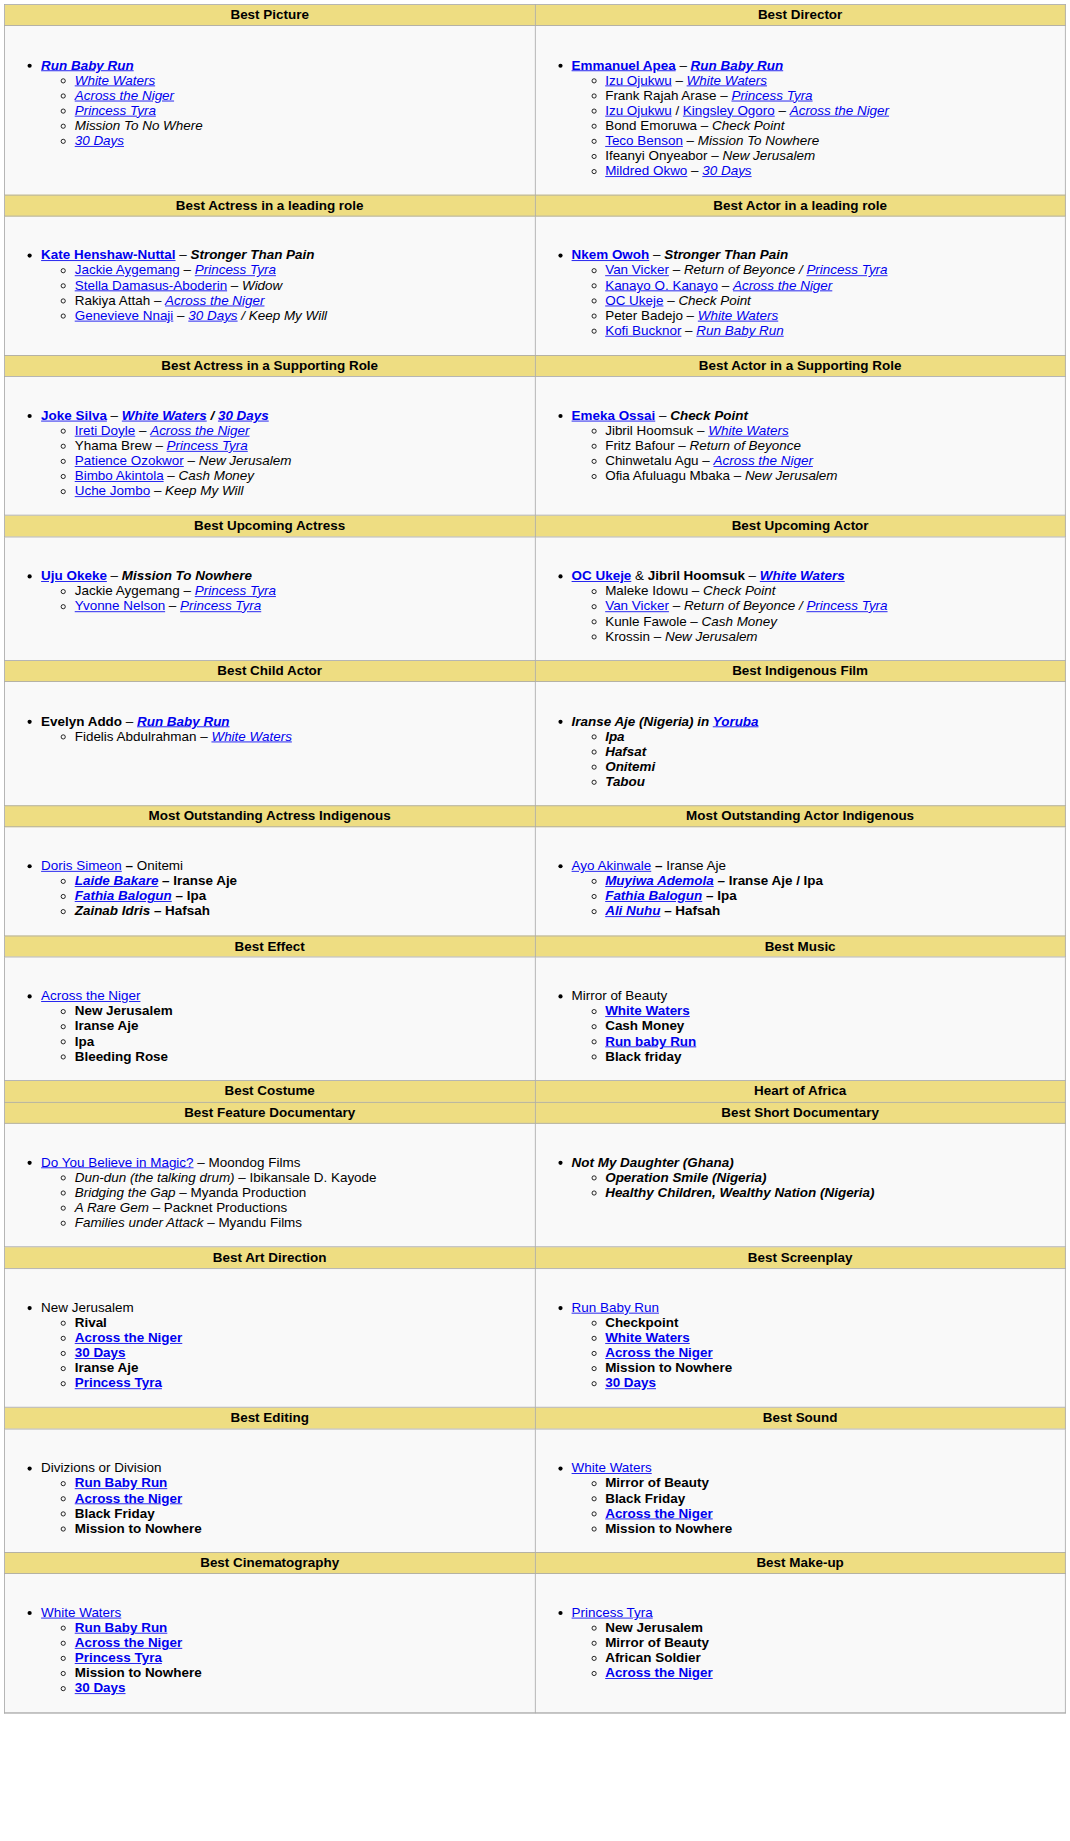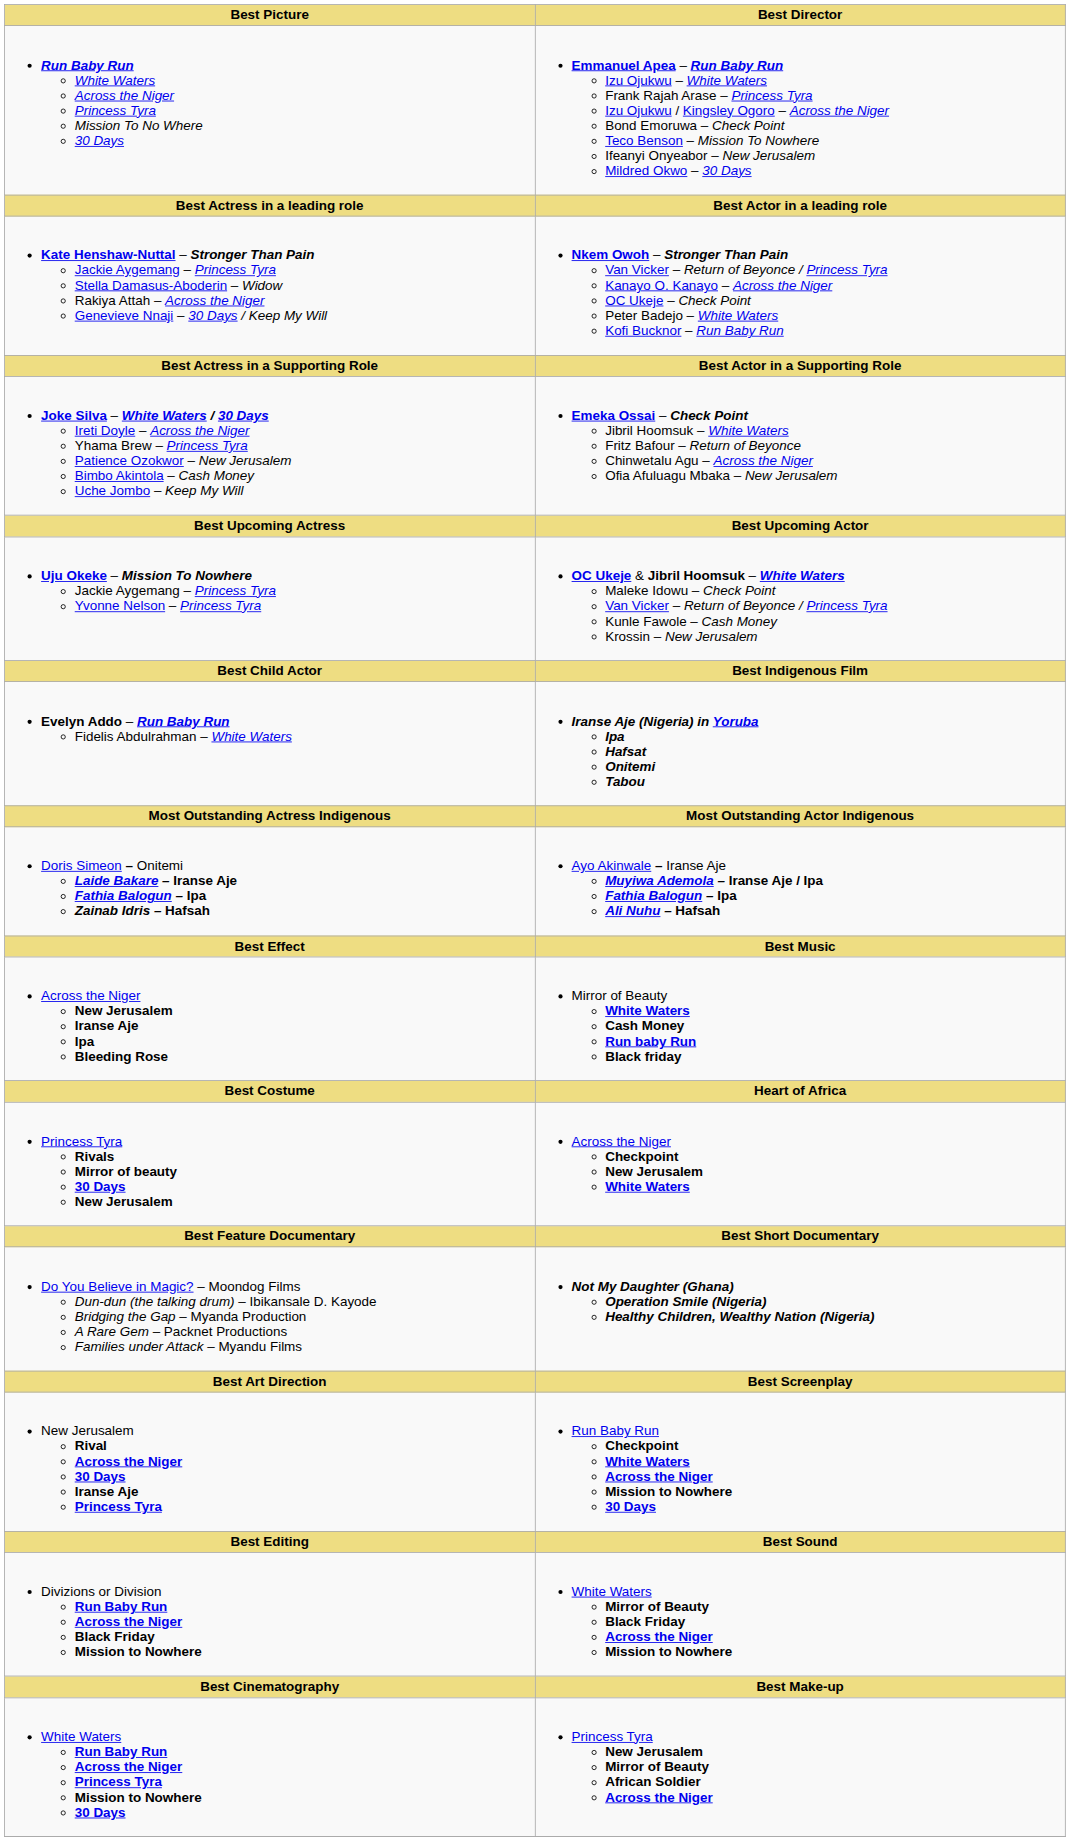+ row: (270, 1171)
